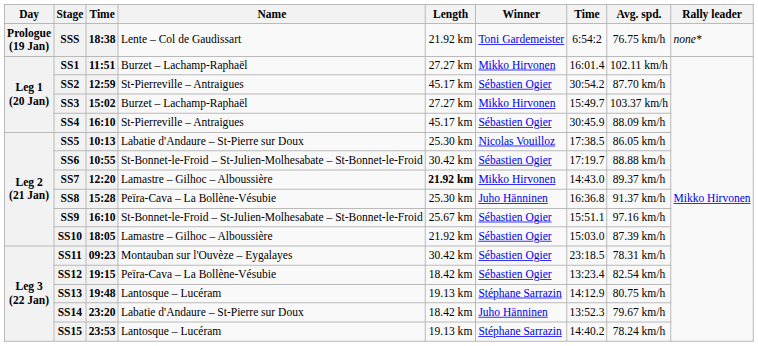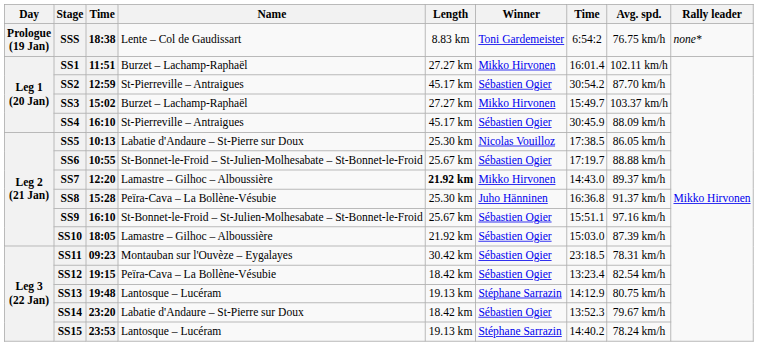(451, 40) 21.92 km -> (451, 40) 8.83 km
(451, 160) 30.42 km -> (451, 160) 25.67 km
(513, 312) Juho Hänninen -> (515, 312) Sébastien Ogier
